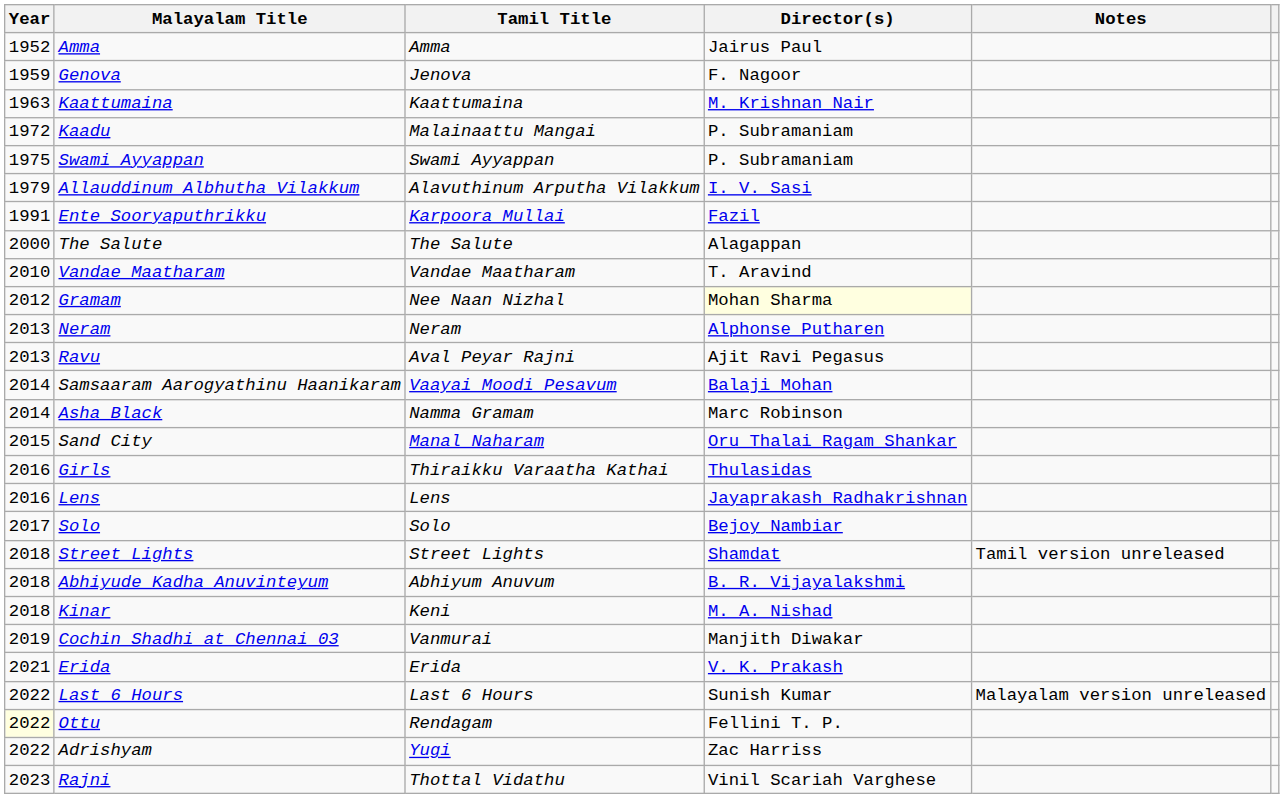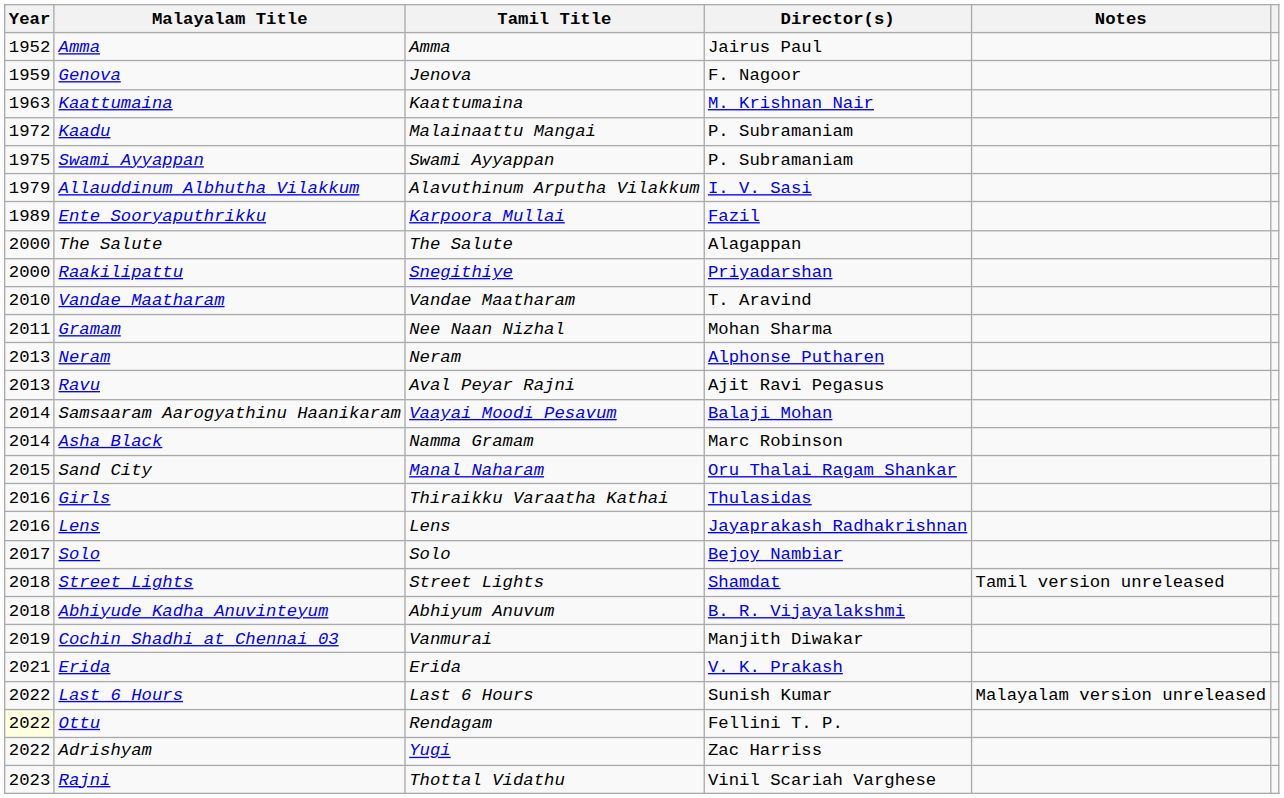(30, 216) 1991 -> (30, 216) 1989
+ row: (121, 272)
(30, 301) 2012 -> (30, 329) 2011
(770, 301) lightyellow background -> (770, 329) no background
- row: (84, 611)
